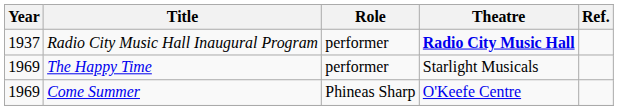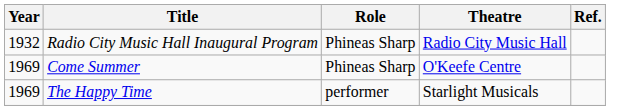(24, 42) 1937 -> (24, 42) 1932
(357, 42) performer -> (370, 42) Phineas Sharp
(499, 42) bold -> (495, 42) normal
rows swapped: (94, 92) <-> (99, 67)
